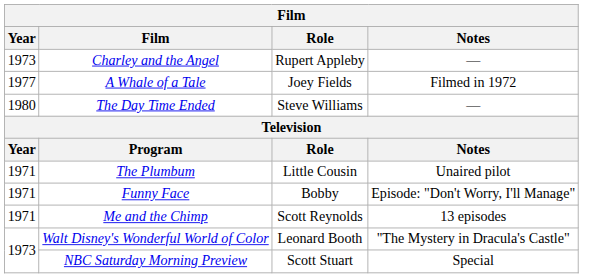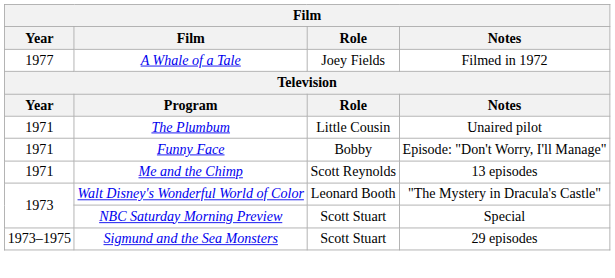- row: (156, 60)
- row: (156, 104)
+ row: (191, 238)
